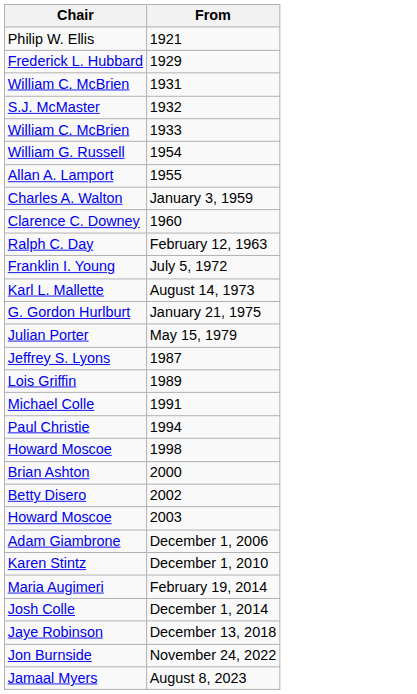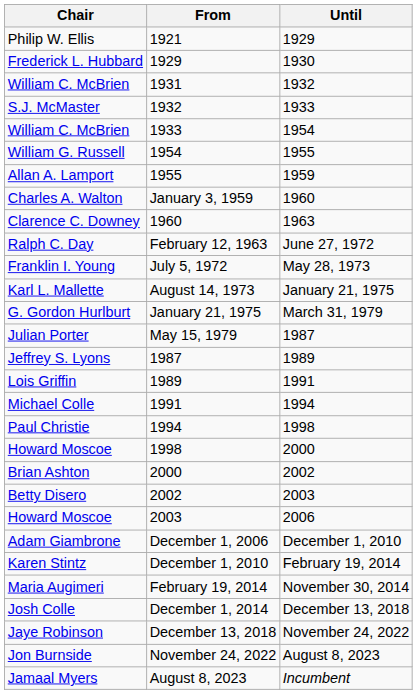+ column: (346, 15)
